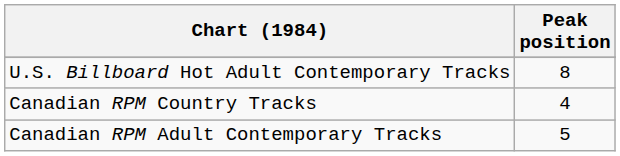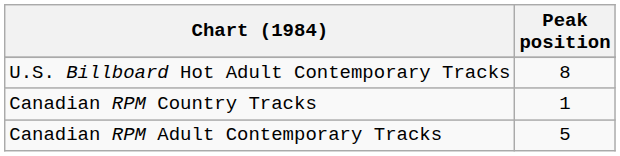(565, 104) 4 -> (565, 104) 1
